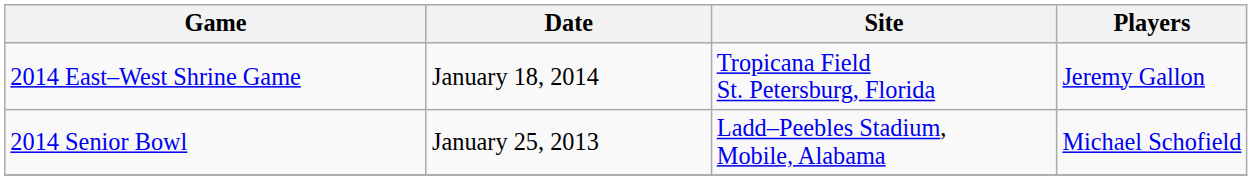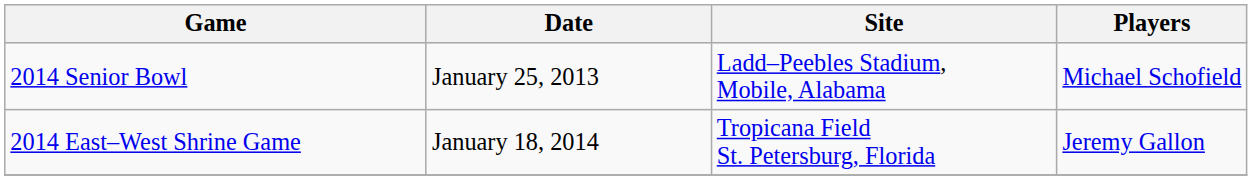rows swapped: (156, 76) <-> (99, 141)
